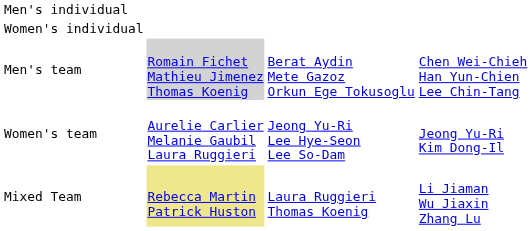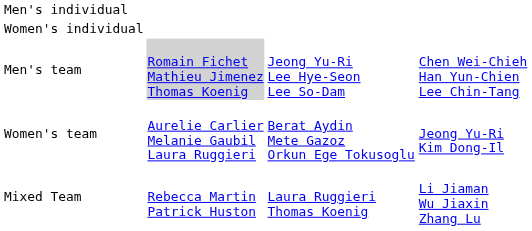(341, 77) Berat Aydin Mete Gazoz Orkun Ege Tokusoglu -> (314, 77) Jeong Yu-Ri Lee Hye-Seon Lee So-Dam
(314, 140) Jeong Yu-Ri Lee Hye-Seon Lee So-Dam -> (341, 140) Berat Aydin Mete Gazoz Orkun Ege Tokusoglu
(202, 203) khaki background -> (202, 203) no background
